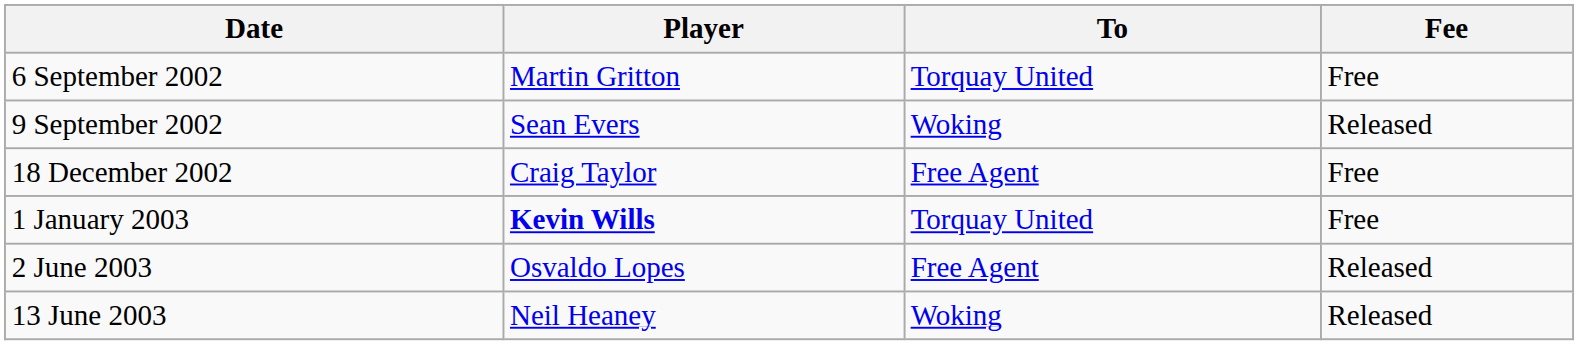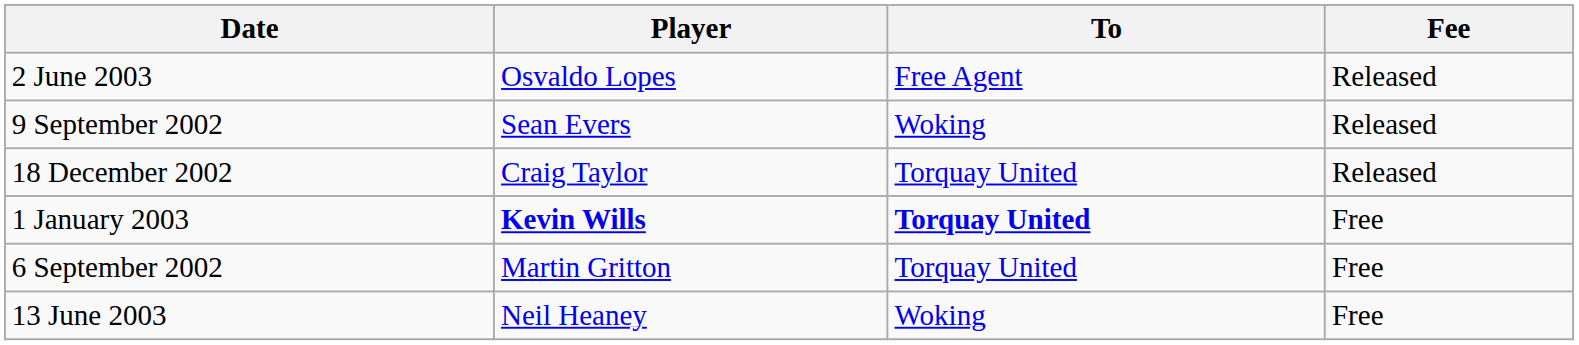rows swapped: (117, 76) <-> (82, 267)
(975, 172) Free Agent -> (986, 172) Torquay United
(1353, 172) Free -> (1384, 172) Released
(1002, 220) normal -> (992, 220) bold
(1380, 315) Released -> (1358, 315) Free
